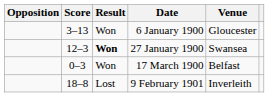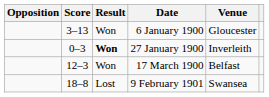(77, 48) 12–3 -> (77, 48) 0–3
(228, 48) Swansea -> (230, 48) Inverleith
(77, 65) 0–3 -> (77, 65) 12–3
(230, 83) Inverleith -> (228, 83) Swansea
